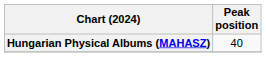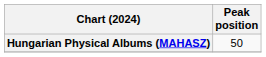(237, 43) 40 -> (237, 43) 50
